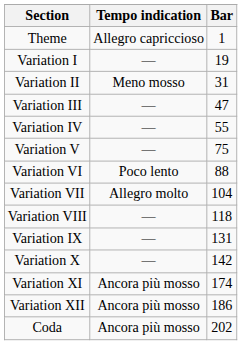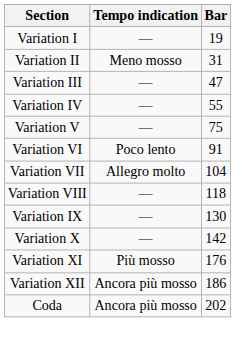- row: (47, 37)
(222, 171) 88 -> (216, 149) 91
(222, 238) 131 -> (216, 216) 130
(149, 283) Ancora più mosso -> (146, 261) Più mosso
(222, 283) 174 -> (216, 261) 176
